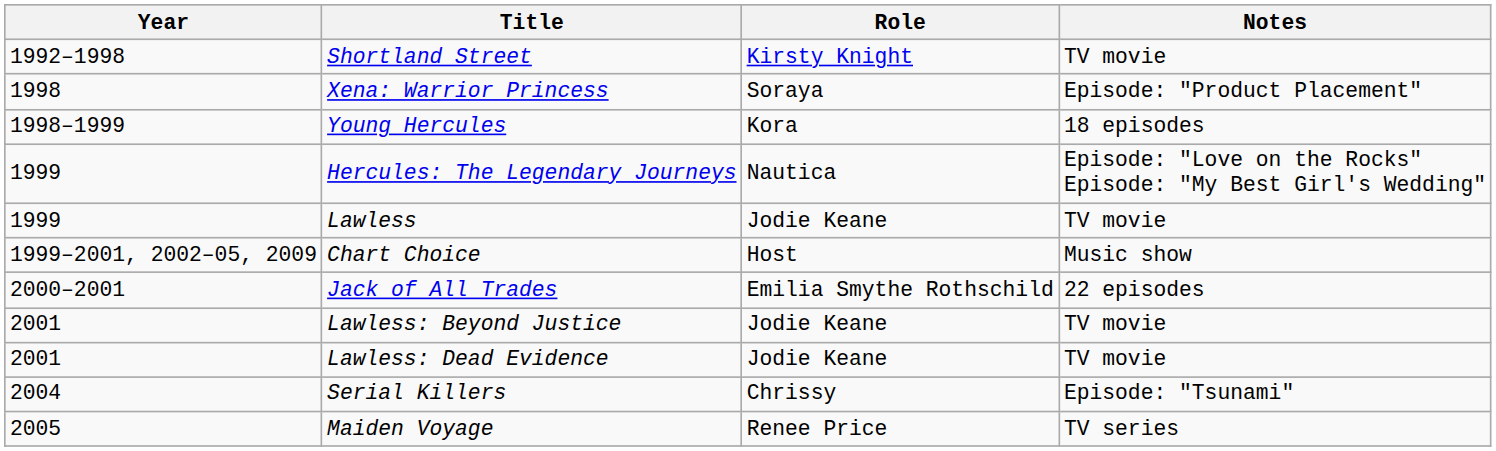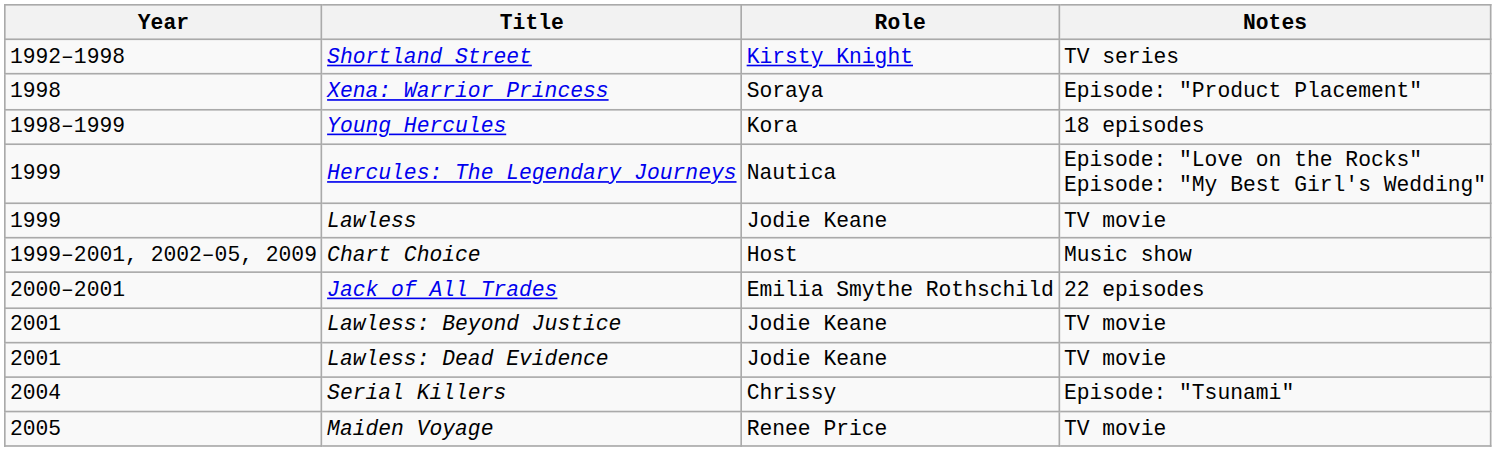(1115, 57) TV movie -> (1121, 57) TV series
(1121, 429) TV series -> (1115, 429) TV movie
